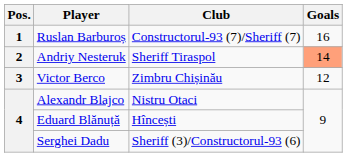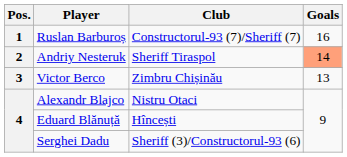(323, 78) 12 -> (323, 78) 13
